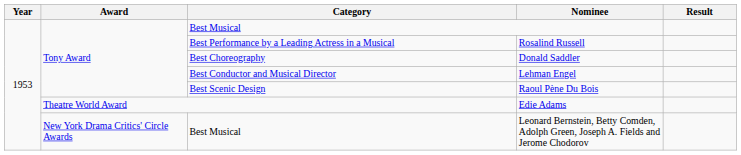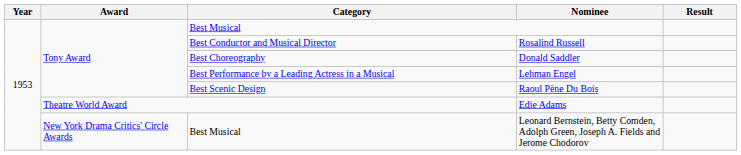(292, 43) Best Performance by a Leading Actress in a Musical -> (263, 43) Best Conductor and Musical Director
(263, 74) Best Conductor and Musical Director -> (292, 74) Best Performance by a Leading Actress in a Musical
